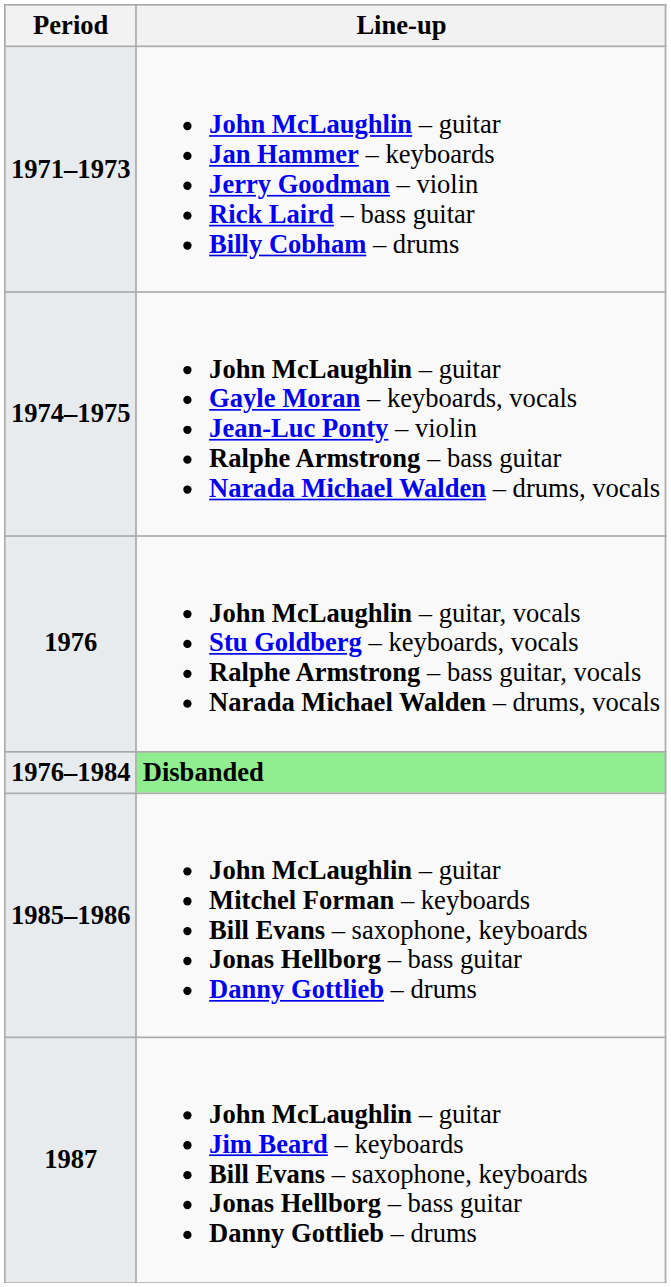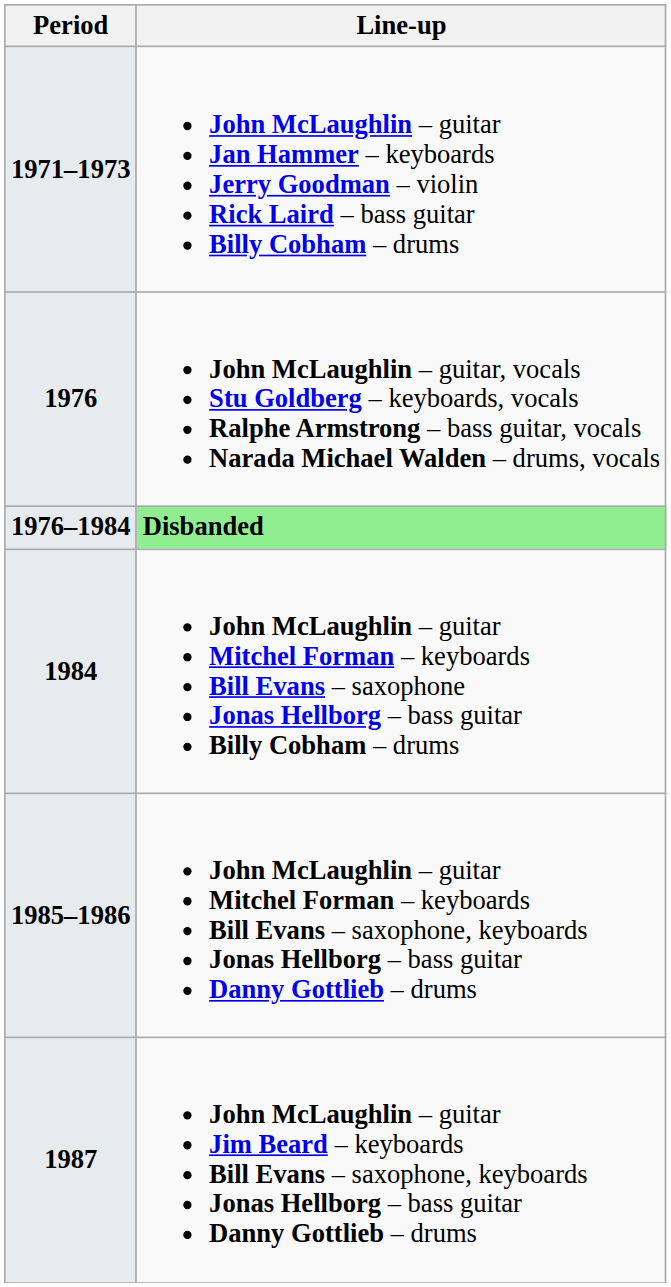- row: (71, 413)
+ row: (71, 670)
